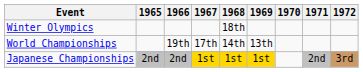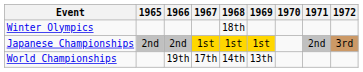rows swapped: (62, 44) <-> (70, 59)
